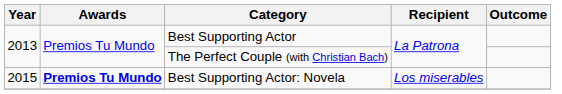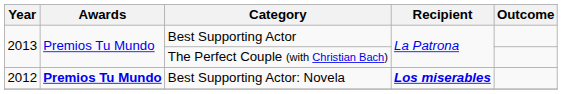(22, 78) 2015 -> (22, 78) 2012
(439, 78) normal -> (442, 78) bold
